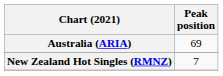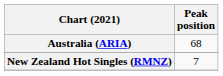(196, 43) 69 -> (196, 43) 68
